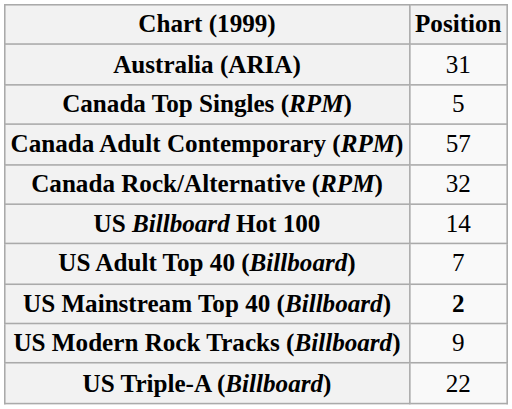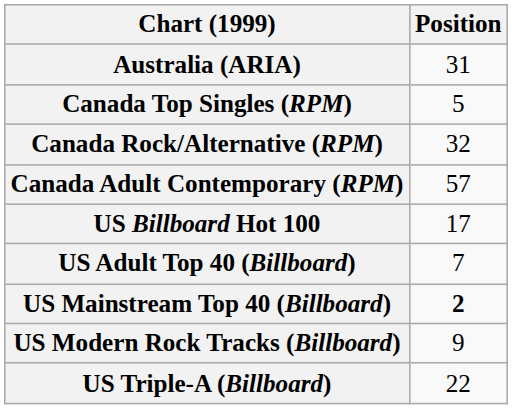rows swapped: (207, 143) <-> (207, 183)
(458, 223) 14 -> (458, 223) 17
